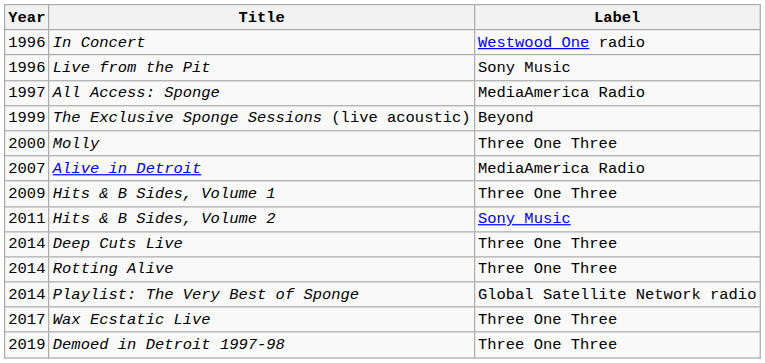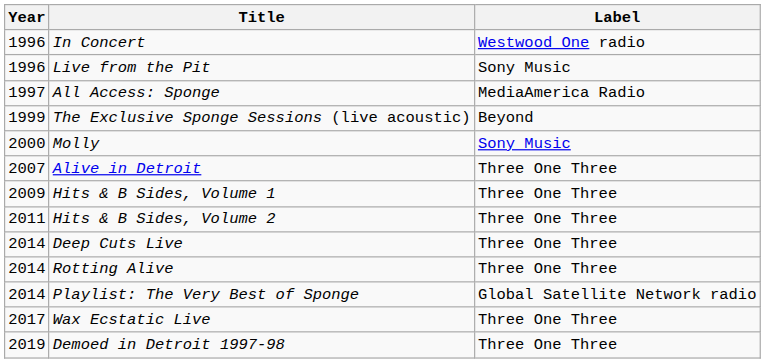(548, 143) Three One Three -> (524, 143) Sony Music
(561, 168) MediaAmerica Radio -> (548, 168) Three One Three
(524, 219) Sony Music -> (548, 219) Three One Three
